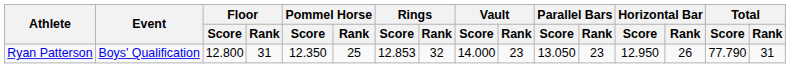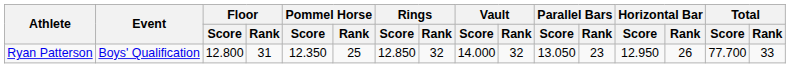(397, 54) 12.853 -> (397, 54) 12.850
(516, 54) 23 -> (516, 54) 32
(727, 54) 77.790 -> (727, 54) 77.700
(767, 54) 31 -> (767, 54) 33
